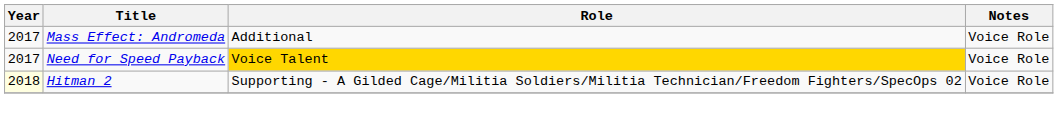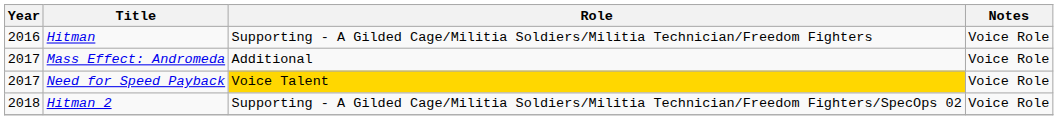+ row: (71, 38)
(24, 82) lightyellow background -> (24, 104) no background
